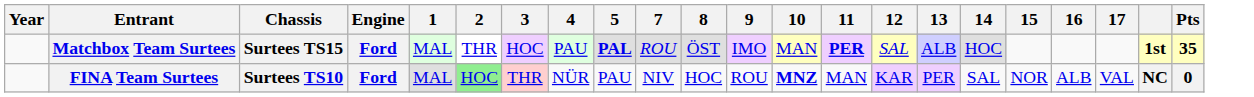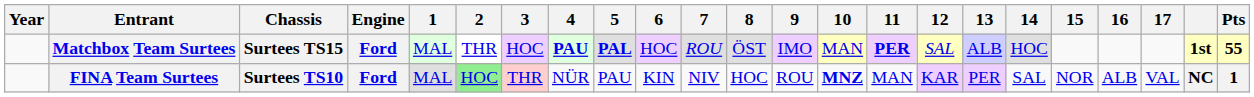+ column: (659, 19)
(571, 48) normal -> (571, 48) bold
(1188, 48) 35 -> (1234, 48) 55
(1188, 77) 0 -> (1234, 77) 1
